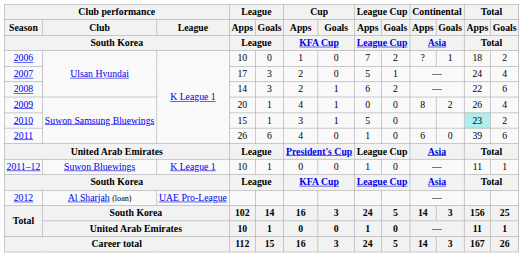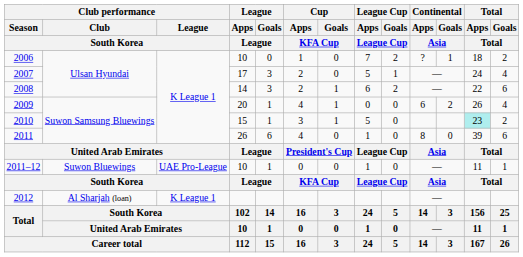(423, 105) 8 -> (423, 105) 6
(423, 136) 6 -> (423, 136) 8
(193, 167) K League 1 -> (193, 167) UAE Pro-League
(193, 197) UAE Pro-League -> (193, 197) K League 1
